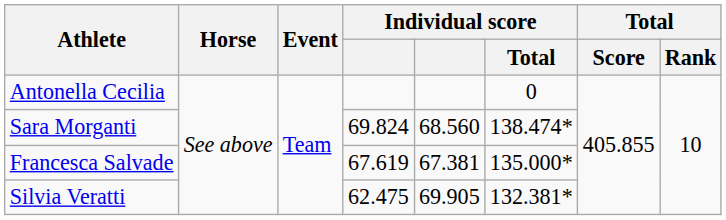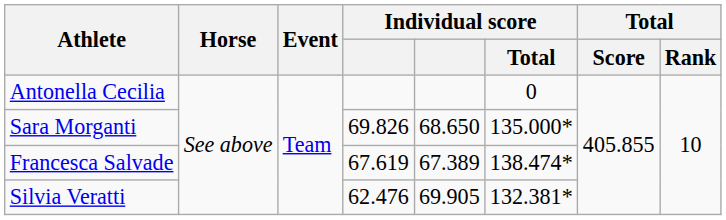(378, 127) 69.824 -> (378, 127) 69.826
(449, 127) 68.560 -> (449, 127) 68.650
(531, 127) 138.474* -> (531, 127) 135.000*
(449, 162) 67.381 -> (449, 162) 67.389
(531, 162) 135.000* -> (531, 162) 138.474*
(378, 197) 62.475 -> (378, 197) 62.476
